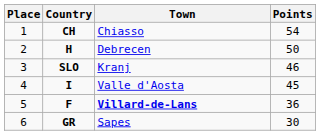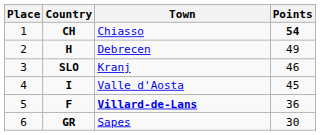(293, 31) normal -> (293, 31) bold
(293, 49) 50 -> (293, 49) 49
